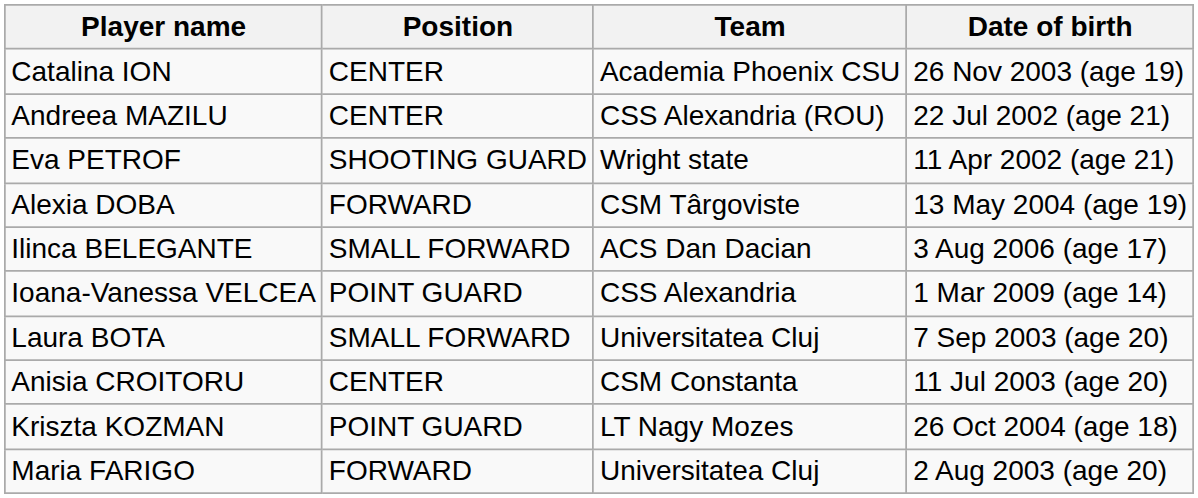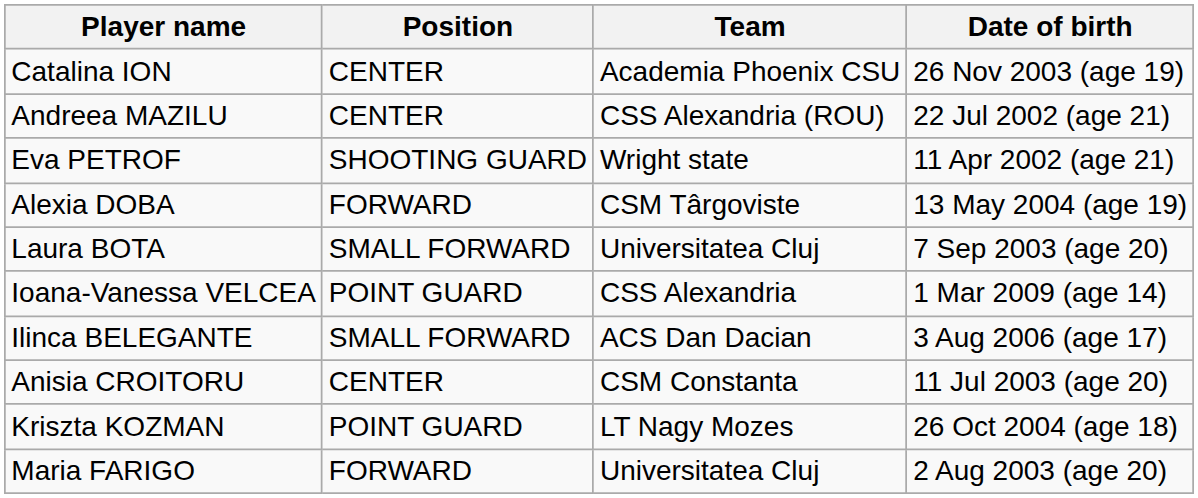rows swapped: (132, 248) <-> (88, 337)
